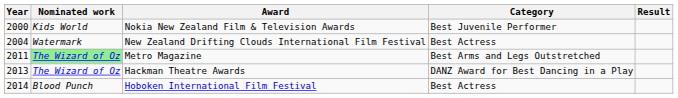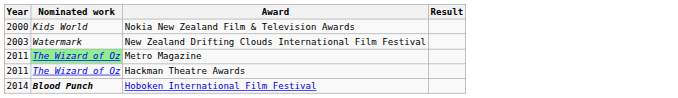- column: (532, 12)
(17, 41) 2004 -> (17, 41) 2003
(17, 71) 2013 -> (17, 71) 2011
(63, 86) normal -> (63, 86) bold
